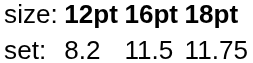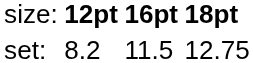(216, 50) 11.75 -> (217, 50) 12.75
